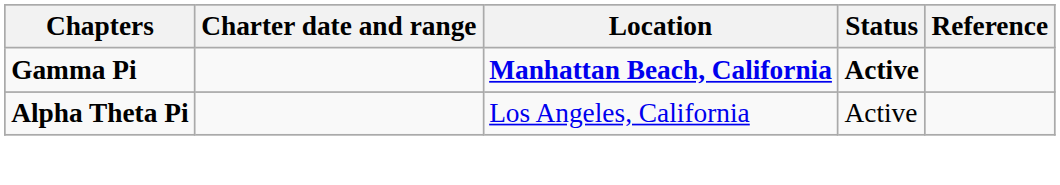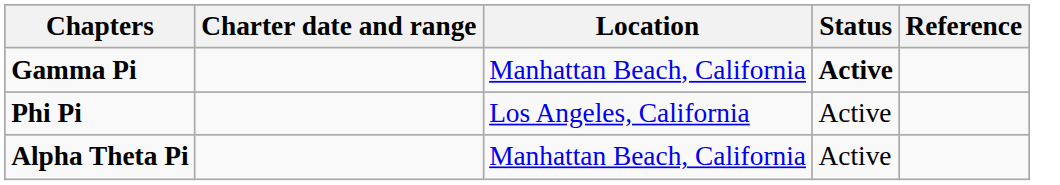(661, 69) bold -> (648, 69) normal
+ row: (47, 112)
(619, 112) Los Angeles, California -> (648, 156) Manhattan Beach, California
